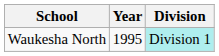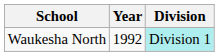(128, 39) 1995 -> (128, 39) 1992
